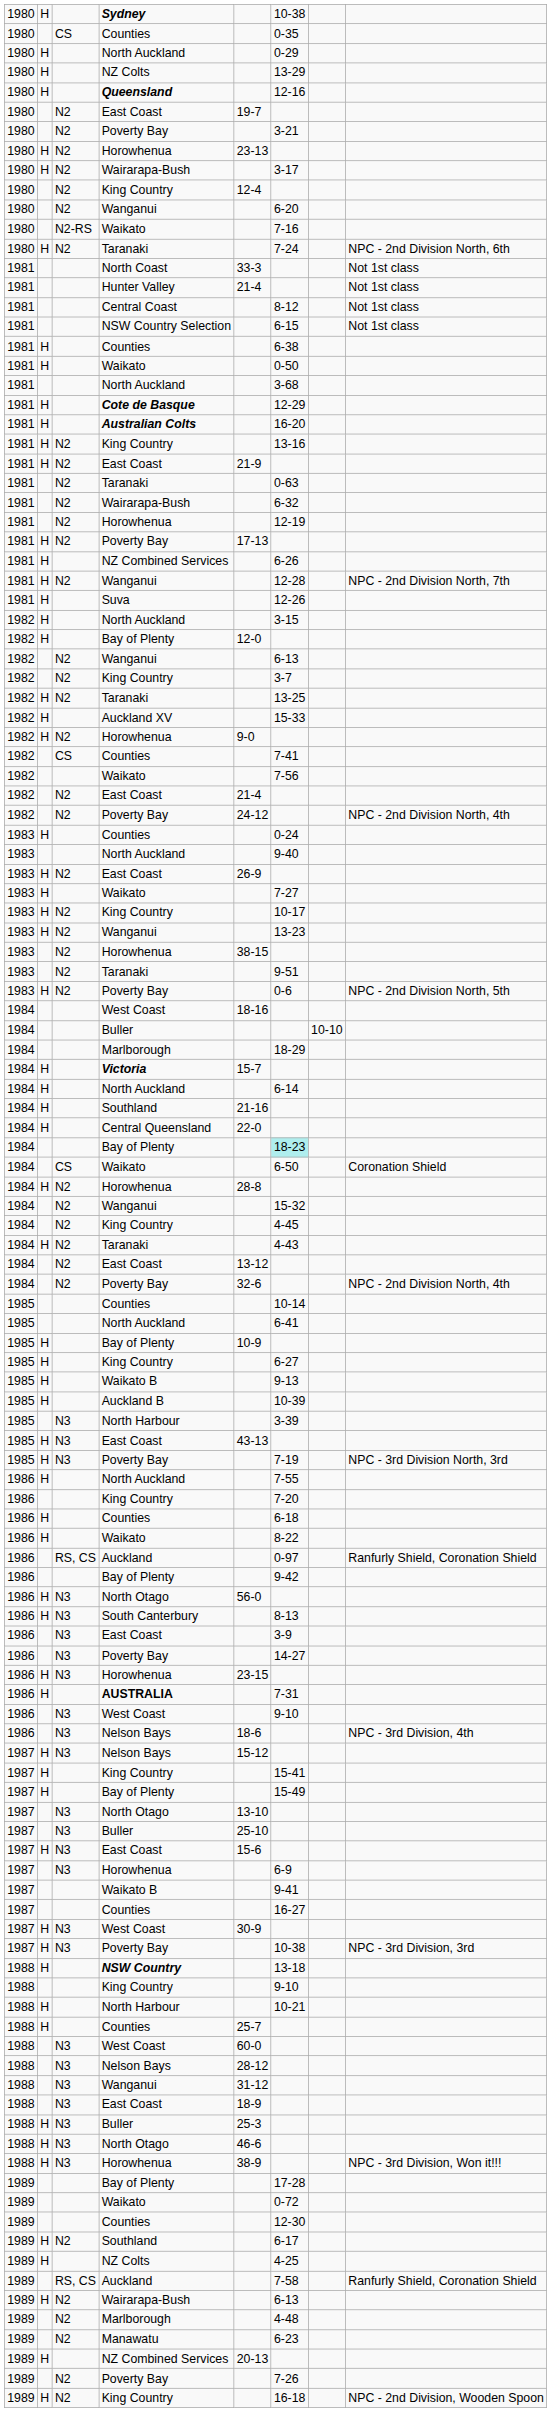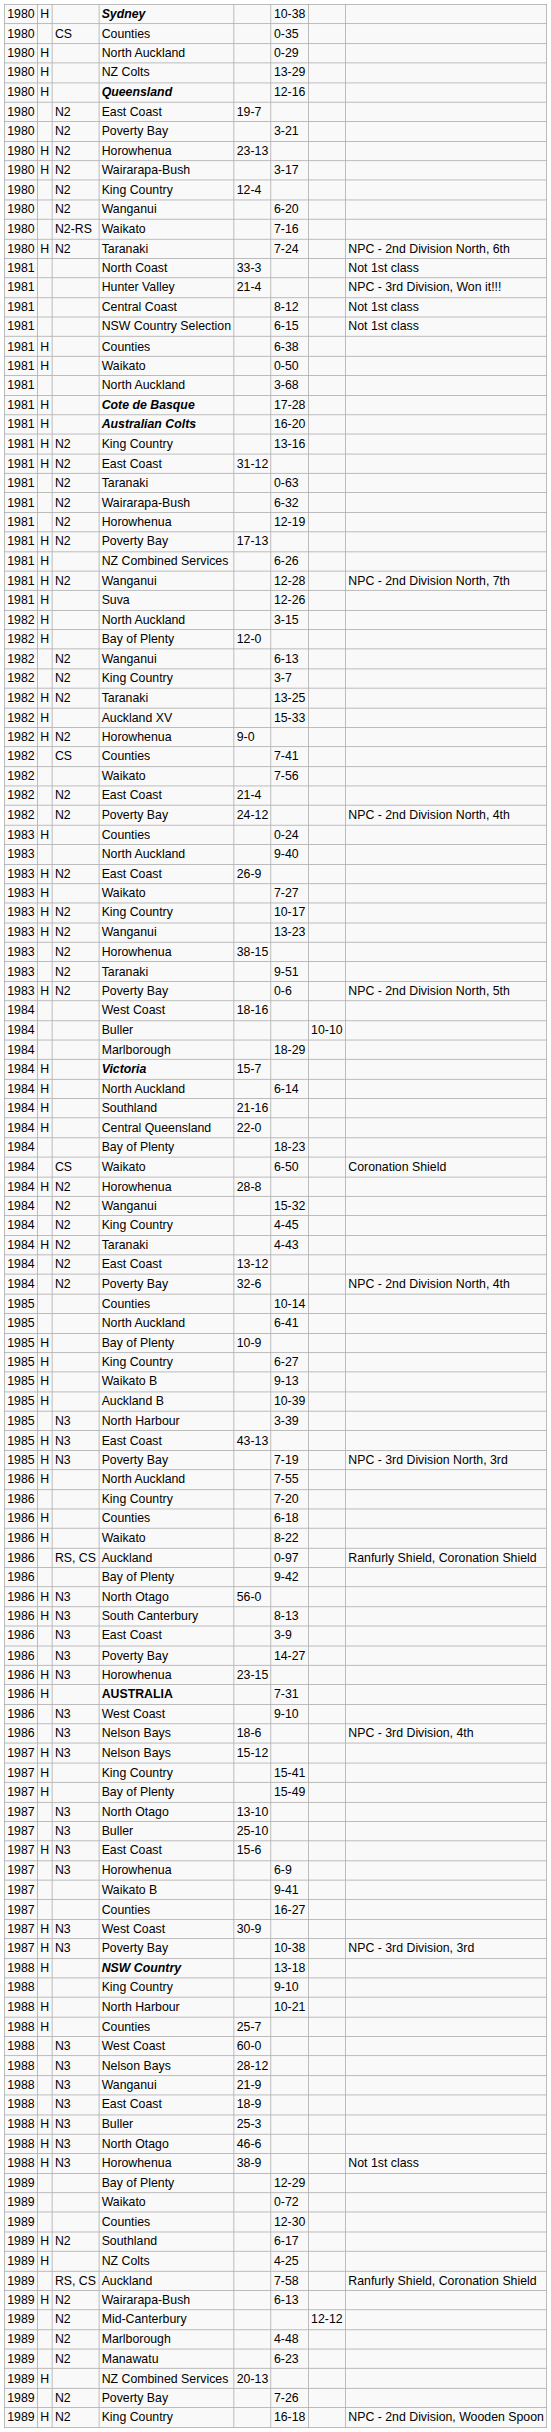(384, 287) Not 1st class -> (425, 287) NPC - 3rd Division, Won it!!!
(290, 405) 12-29 -> (290, 405) 17-28
(249, 463) 21-9 -> (252, 463) 31-12
(290, 1147) paleturquoise background -> (290, 1147) no background
(252, 2085) 31-12 -> (249, 2085) 21-9
(425, 2163) NPC - 3rd Division, Won it!!! -> (384, 2163) Not 1st class
(290, 2183) 17-28 -> (290, 2183) 12-29
+ row: (21, 2319)
